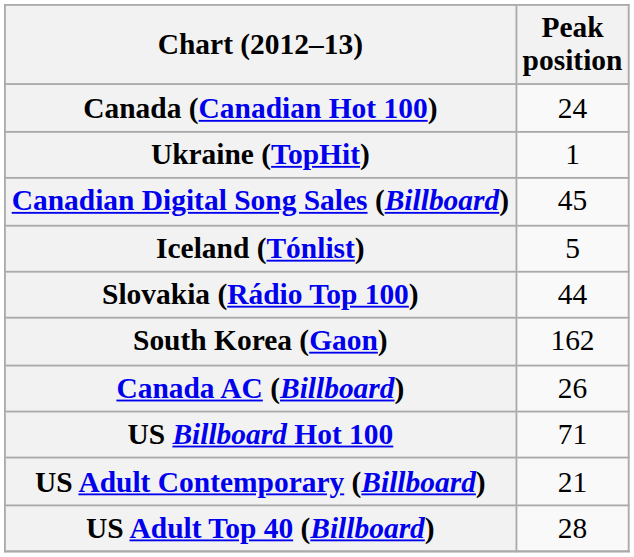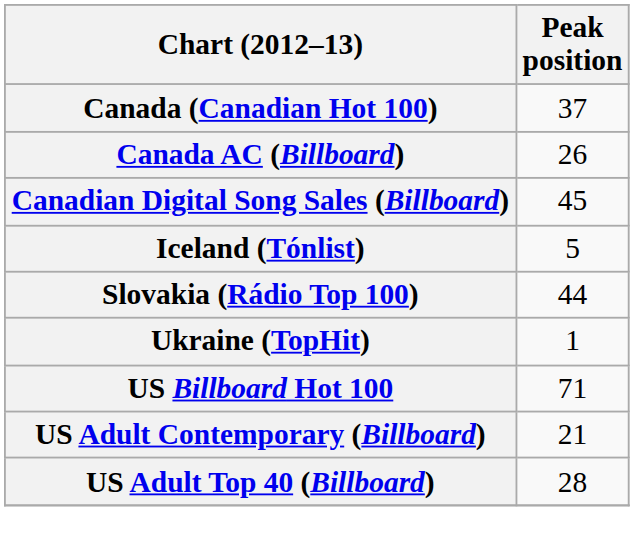(573, 107) 24 -> (573, 107) 37
rows swapped: (260, 387) <-> (260, 154)
- row: (260, 341)
